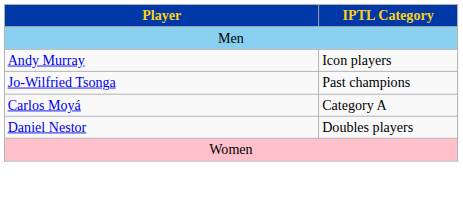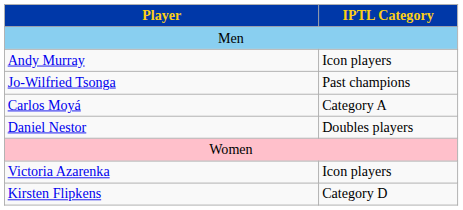+ row: (59, 171)
+ row: (54, 194)
